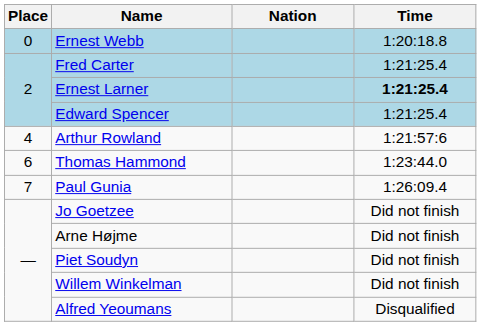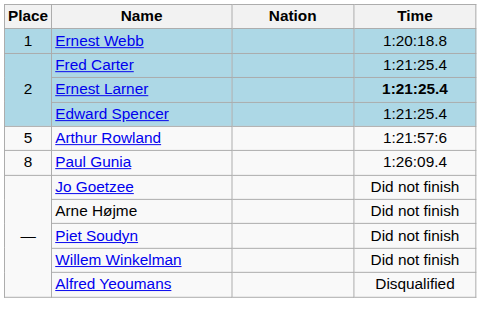(28, 41) 0 -> (28, 41) 1
(28, 138) 4 -> (28, 138) 5
- row: (121, 162)
(28, 187) 7 -> (28, 162) 8
